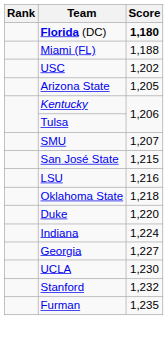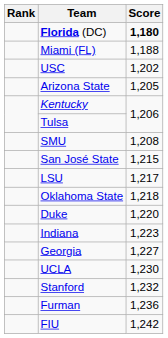(144, 141) 1,207 -> (144, 141) 1,208
(144, 178) 1,216 -> (144, 178) 1,217
(144, 232) 1,224 -> (144, 232) 1,223
(144, 305) 1,235 -> (144, 305) 1,236
+ row: (50, 324)
